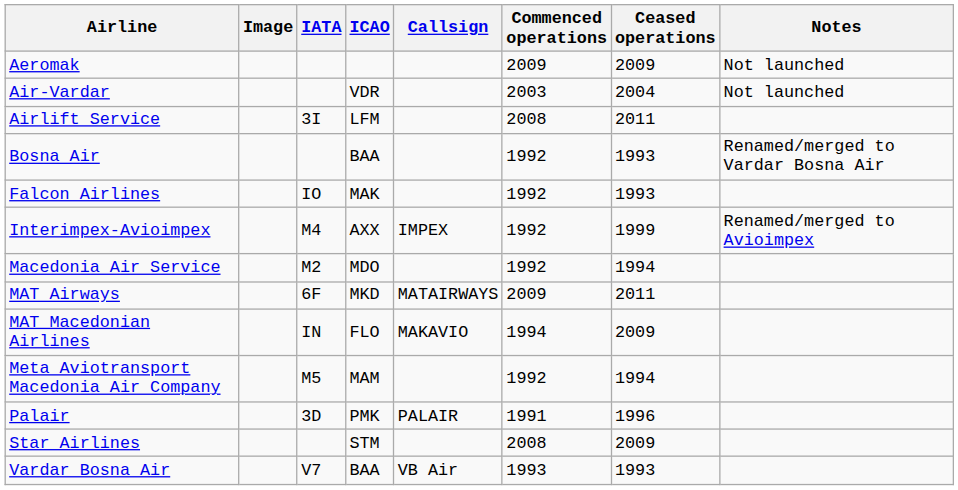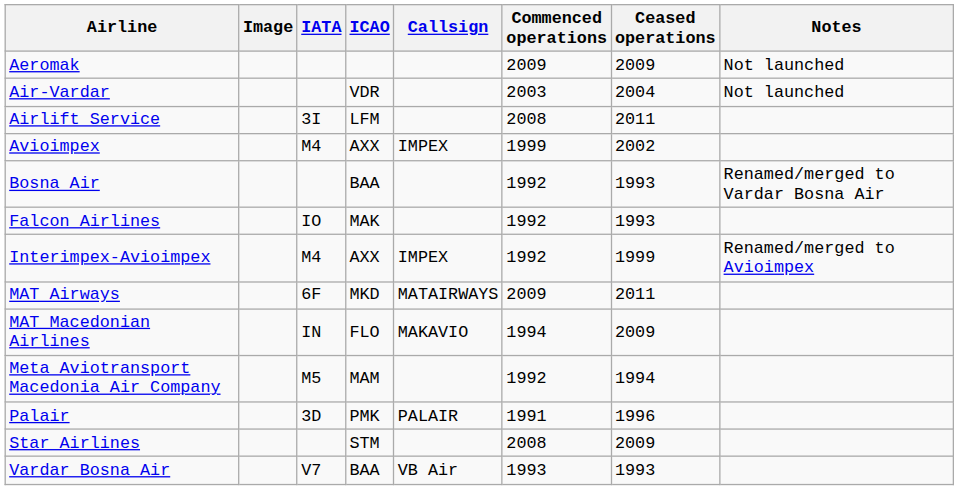+ row: (54, 147)
- row: (115, 268)
